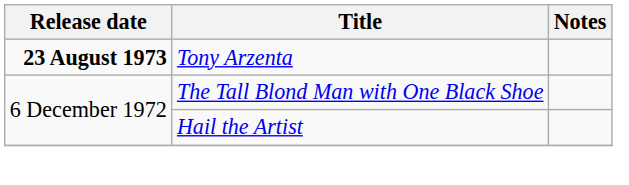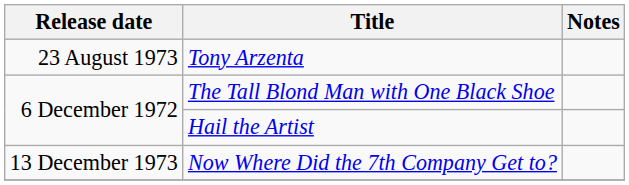(95, 57) bold -> (108, 57) normal
+ row: (372, 162)
